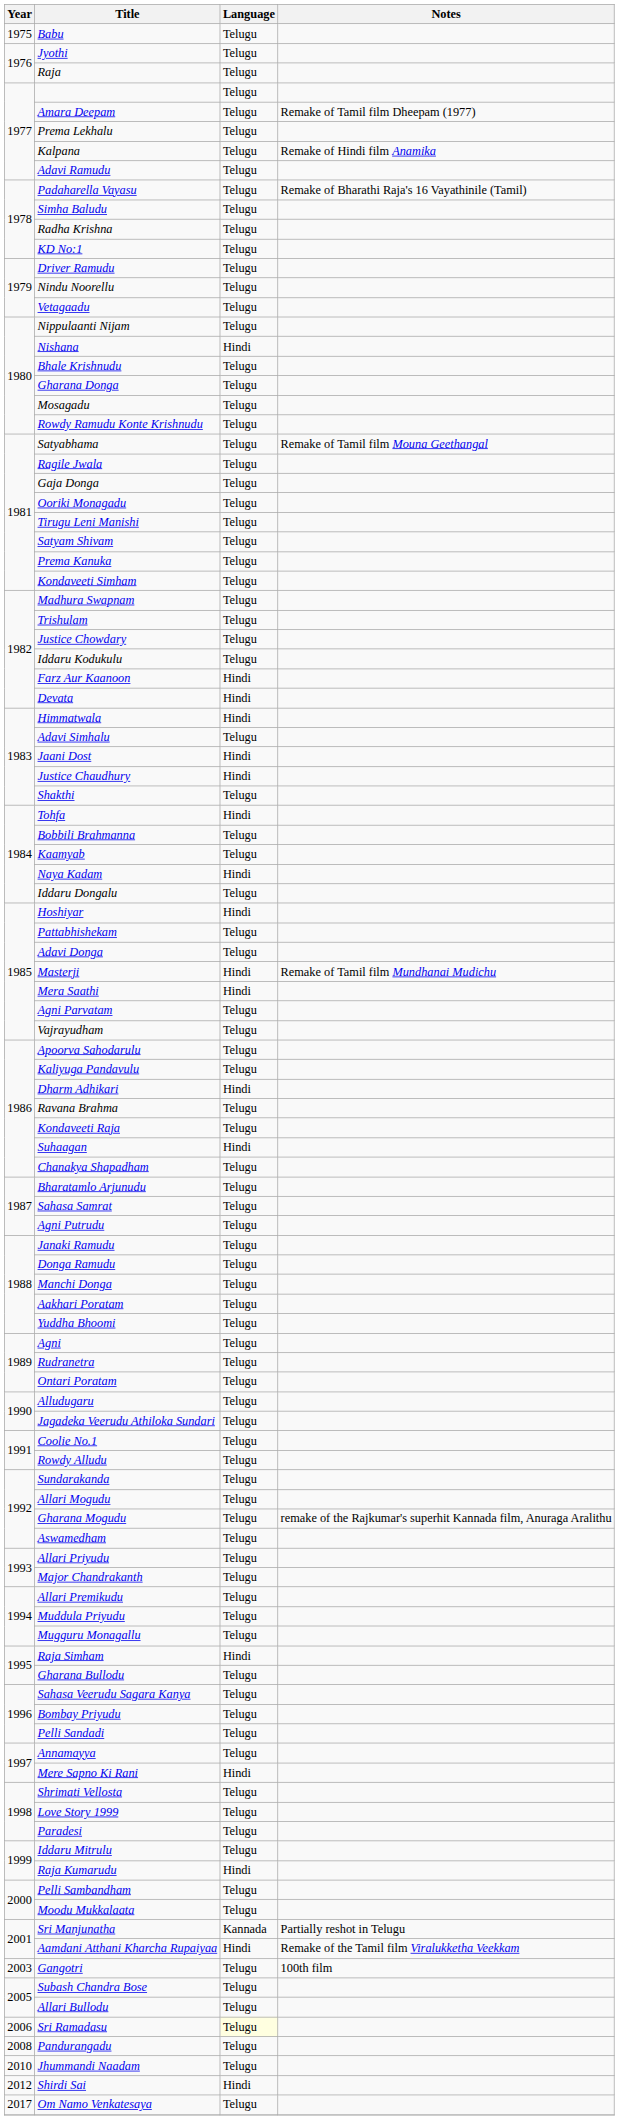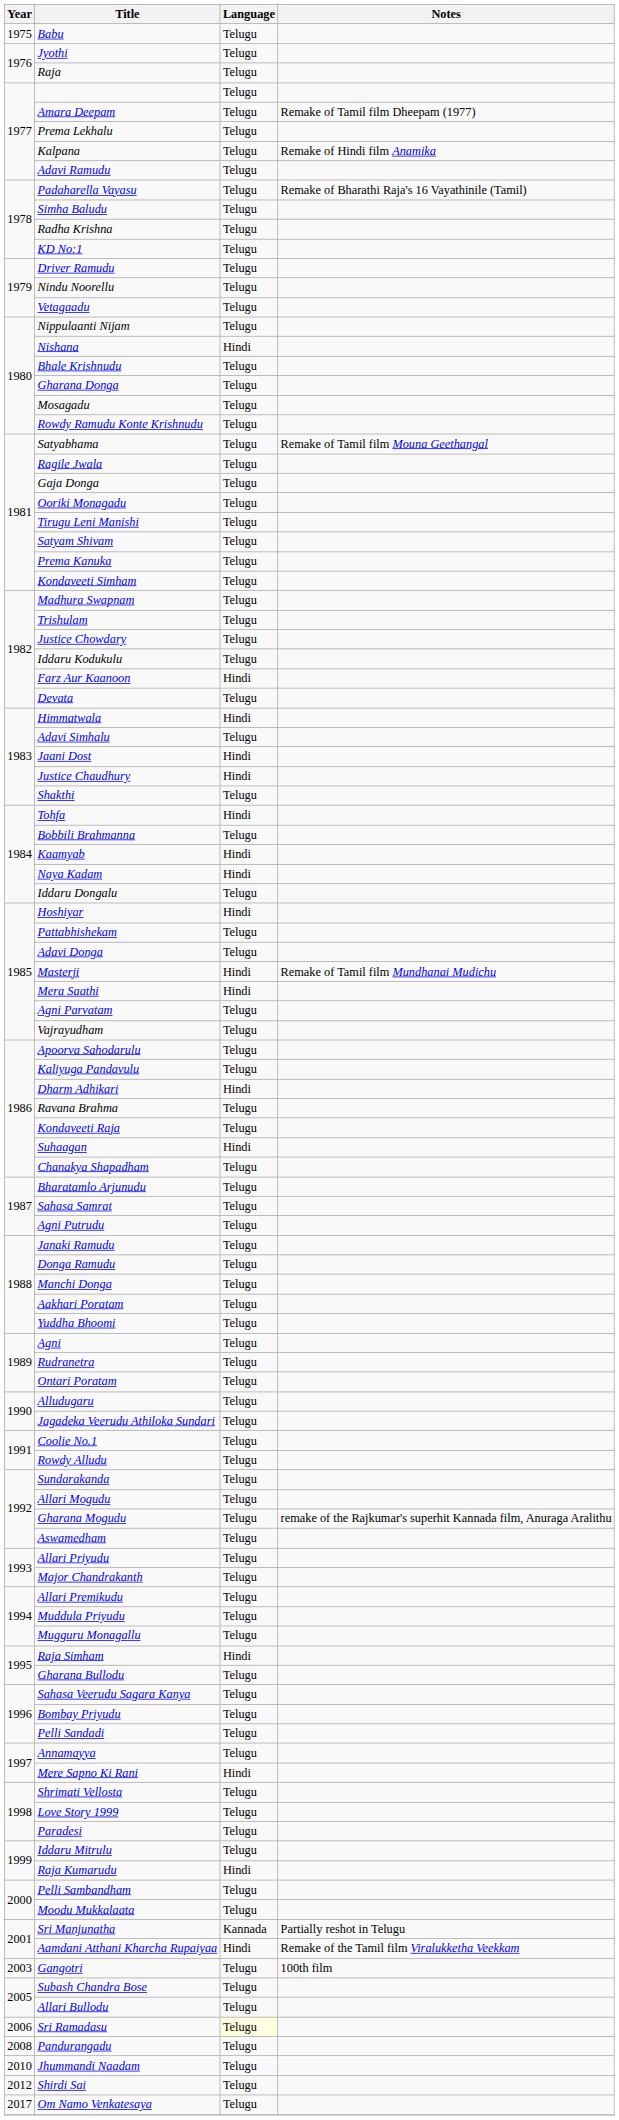(237, 698) Hindi -> (240, 698) Telugu
(240, 854) Telugu -> (237, 854) Hindi
(237, 2085) Hindi -> (240, 2085) Telugu
